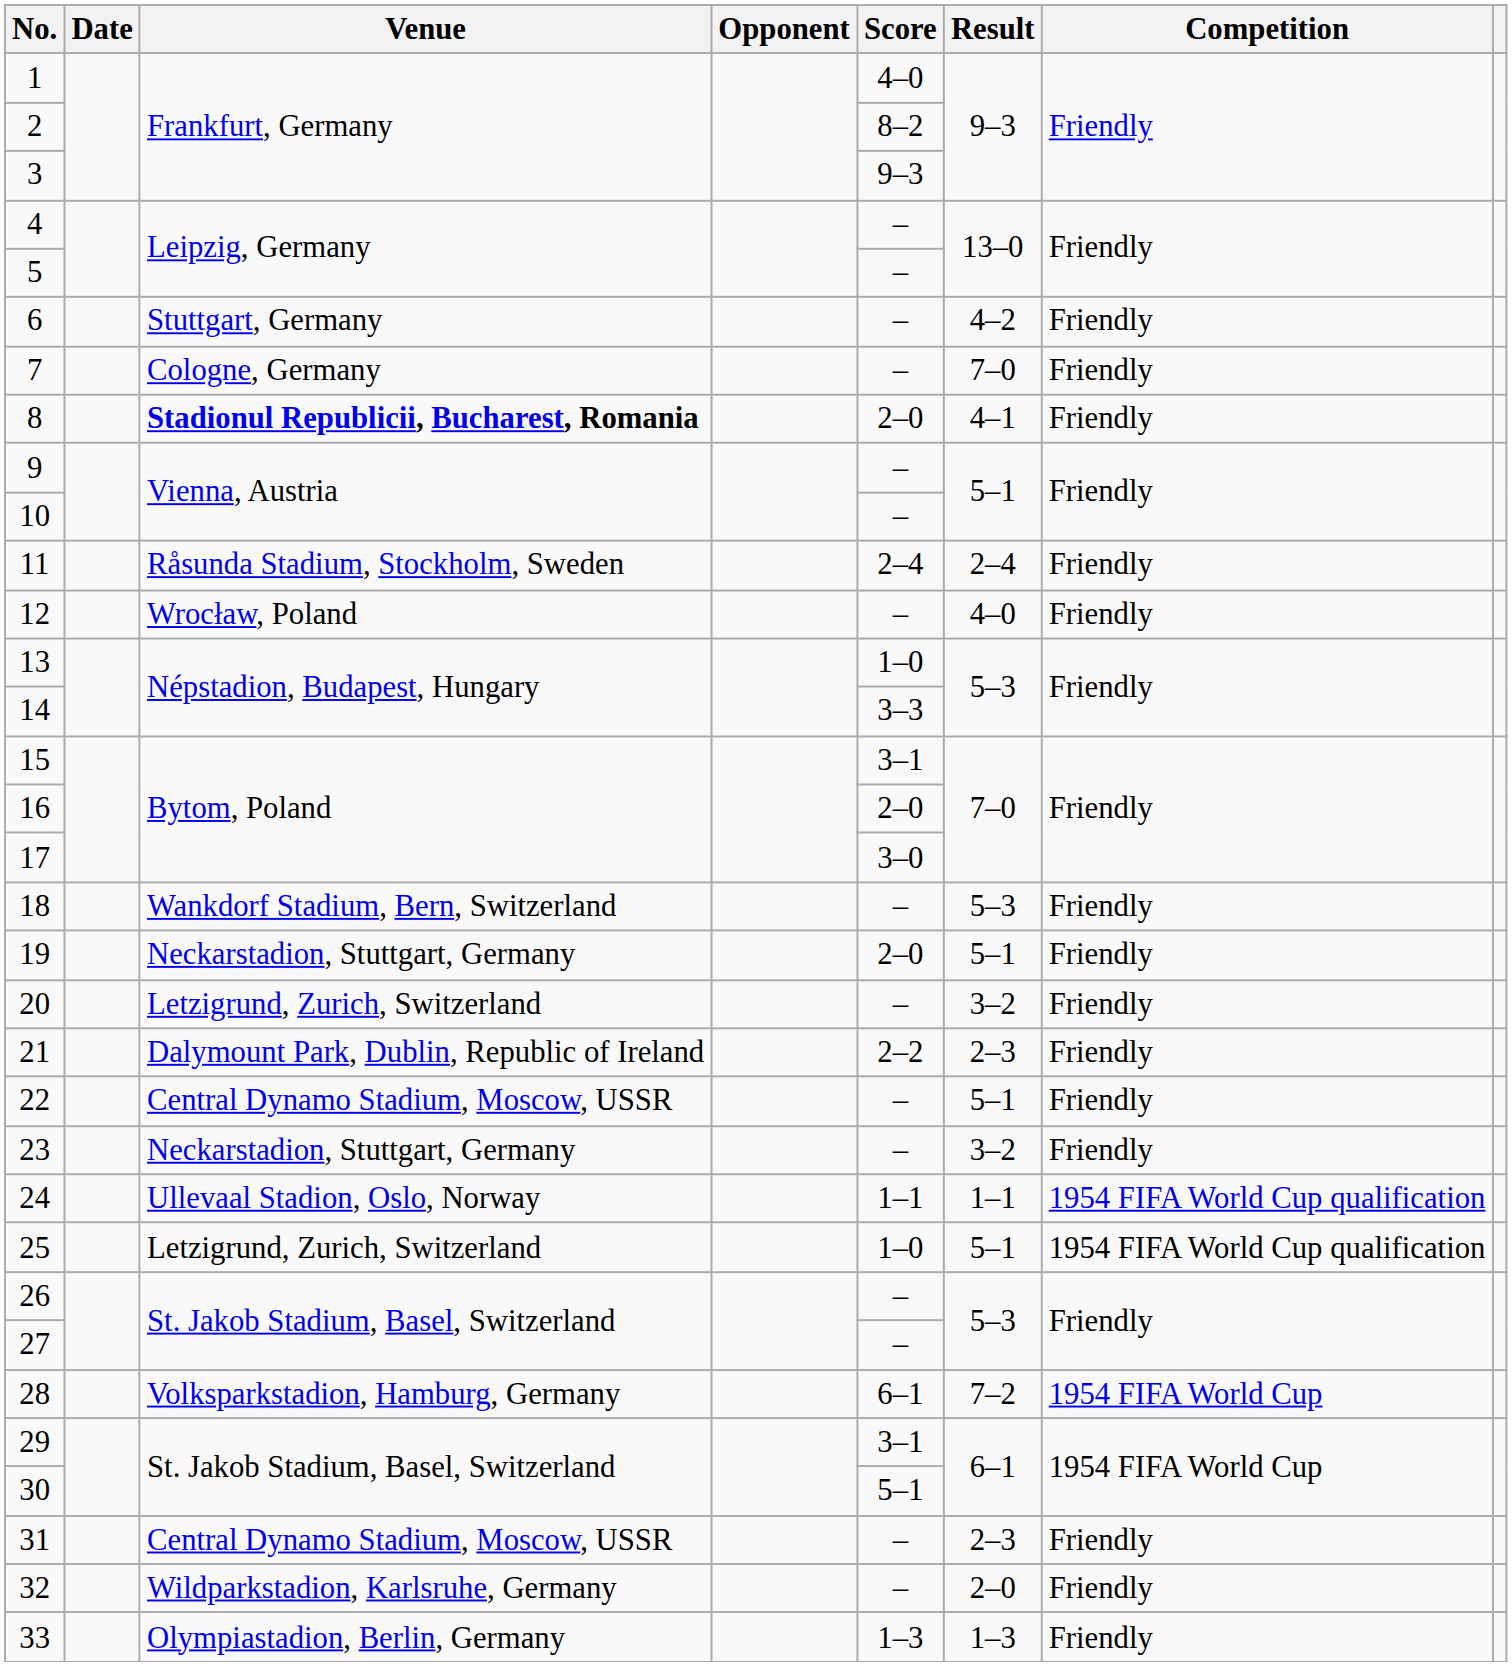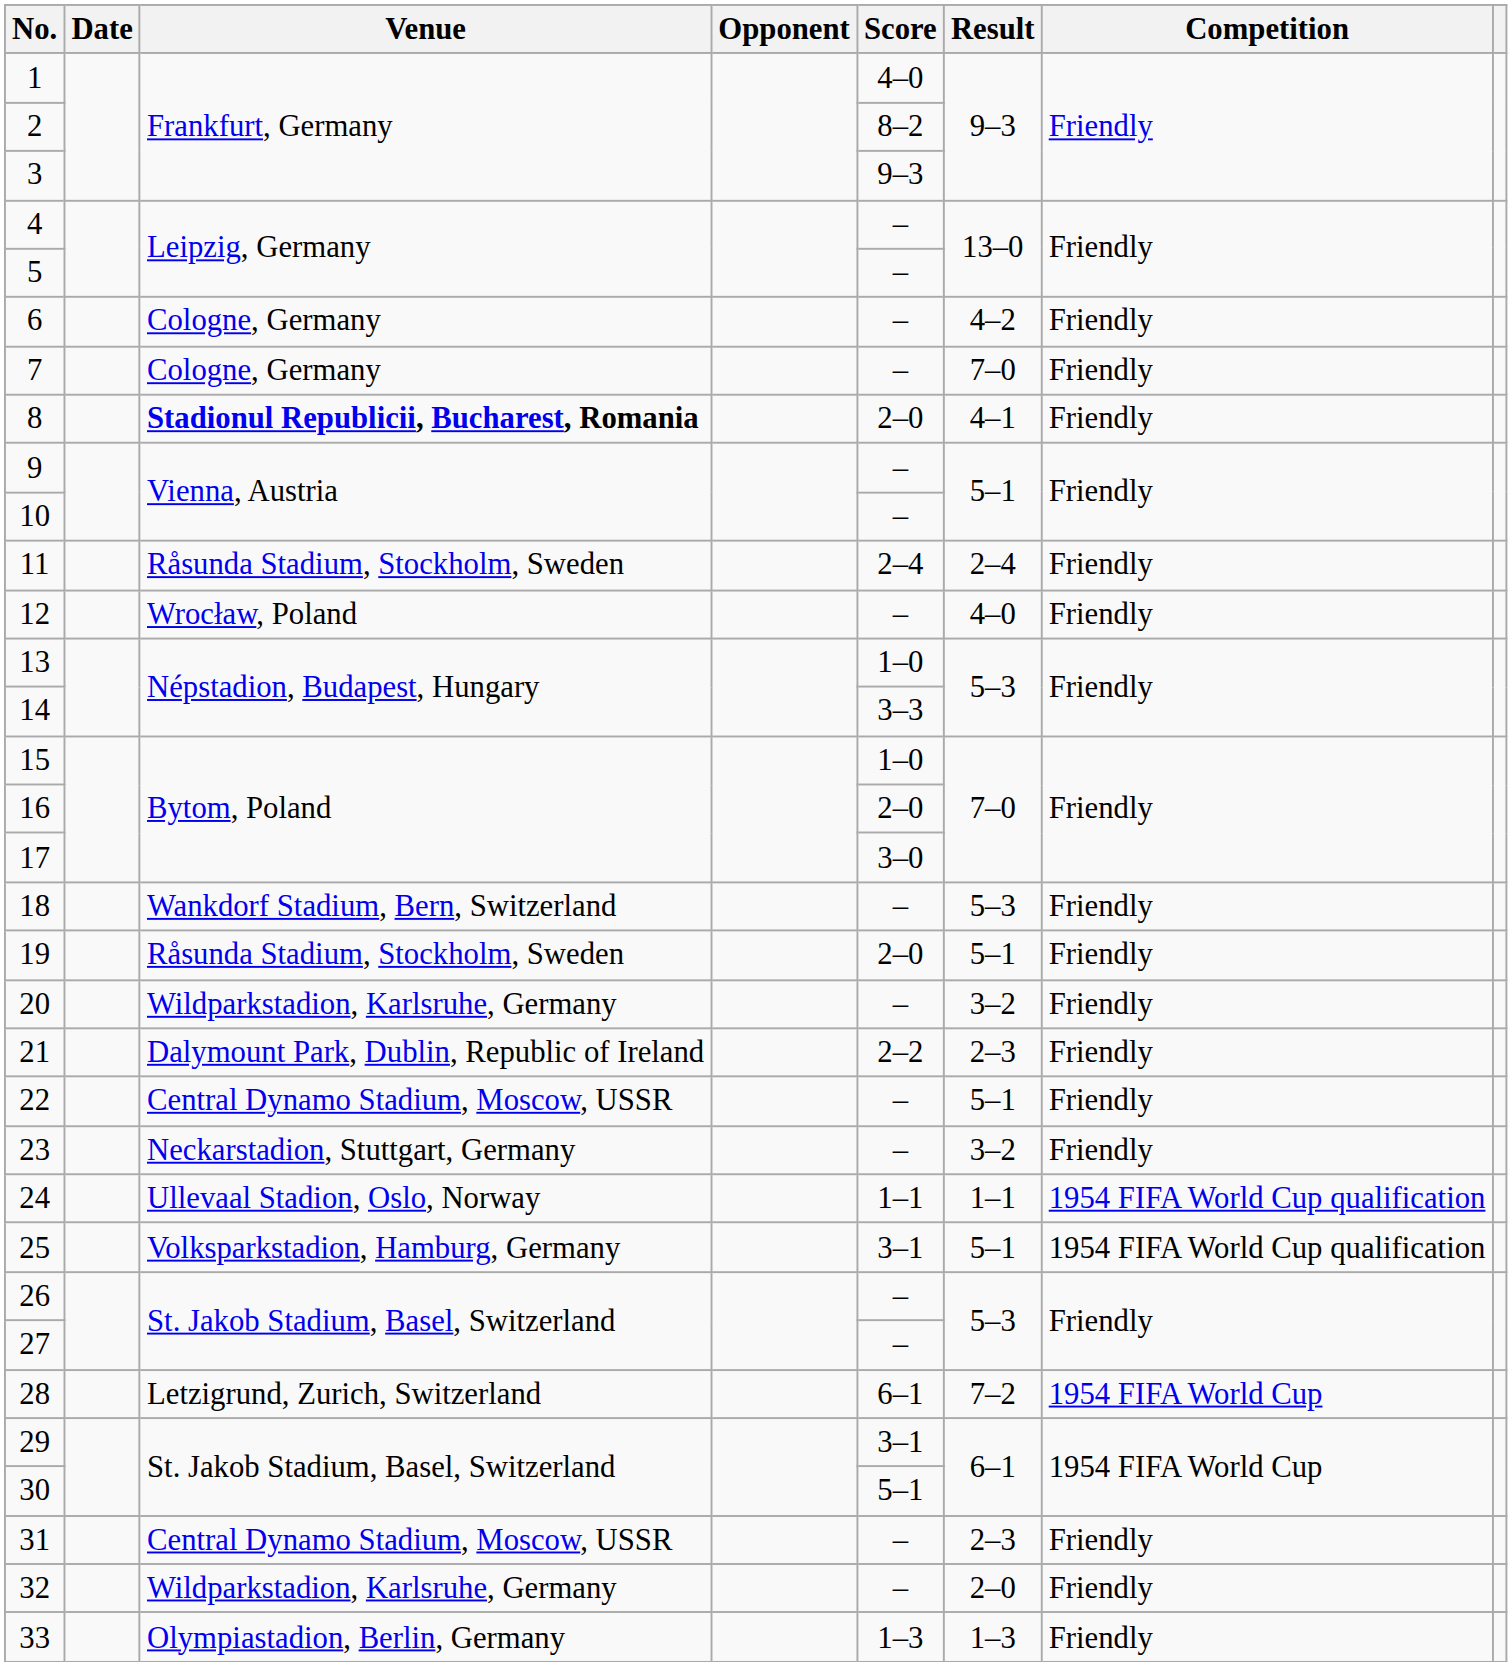(265, 321) Stuttgart, Germany -> (264, 321) Cologne, Germany
(900, 759) 3–1 -> (900, 759) 1–0
(361, 954) Neckarstadion, Stuttgart, Germany -> (386, 954) Råsunda Stadium, Stockholm, Sweden
(344, 1003) Letzigrund, Zurich, Switzerland -> (382, 1003) Wildparkstadion, Karlsruhe, Germany
(344, 1246) Letzigrund, Zurich, Switzerland -> (384, 1246) Volksparkstadion, Hamburg, Germany
(900, 1246) 1–0 -> (900, 1246) 3–1
(384, 1393) Volksparkstadion, Hamburg, Germany -> (344, 1393) Letzigrund, Zurich, Switzerland
